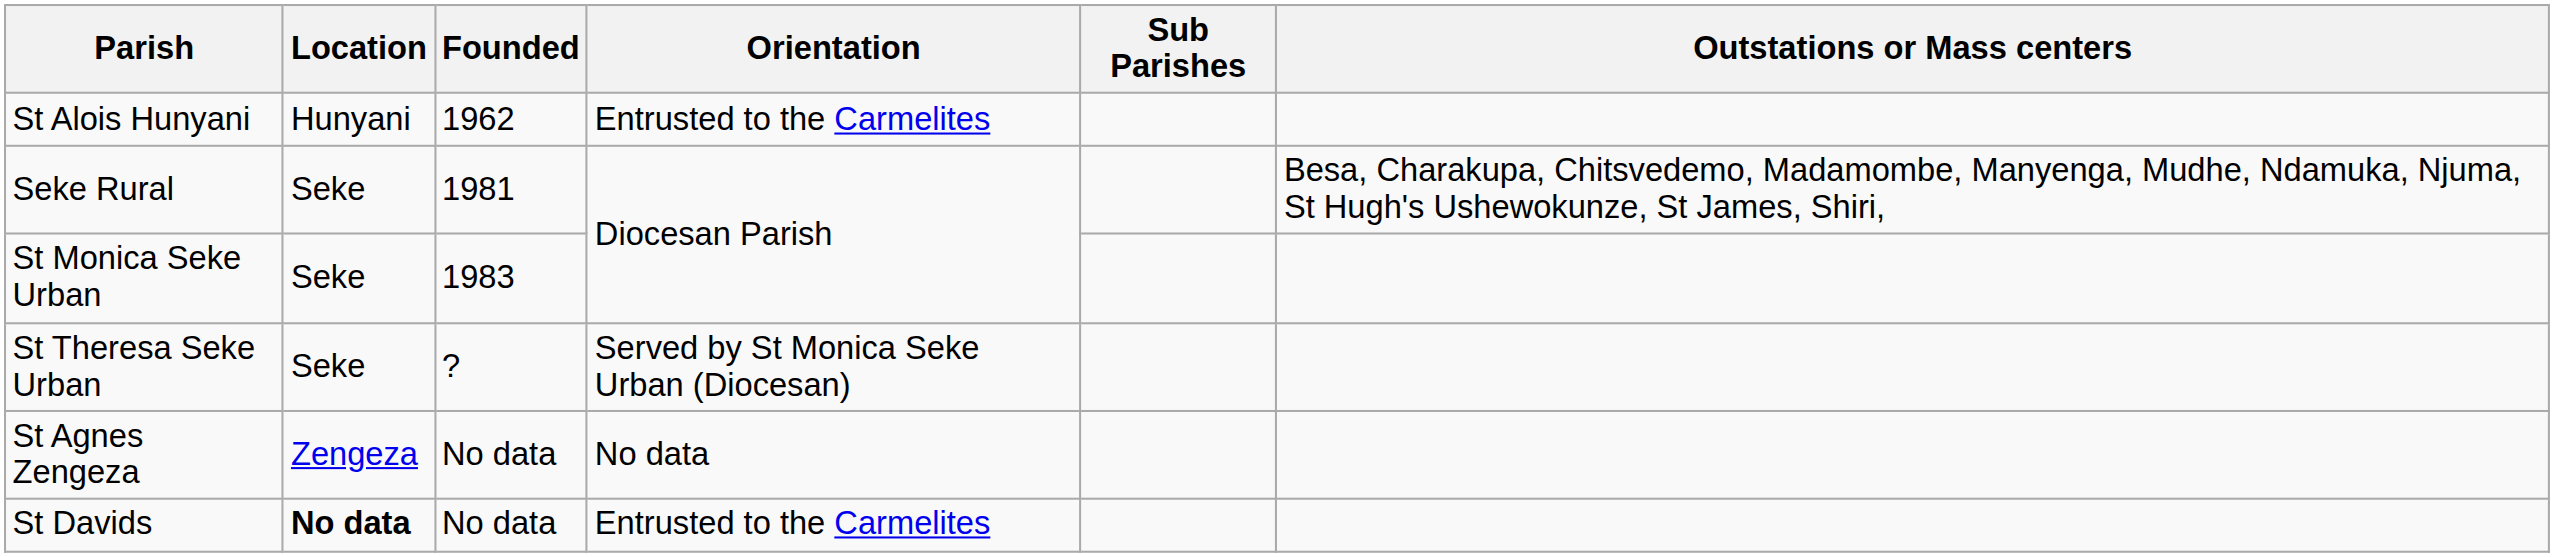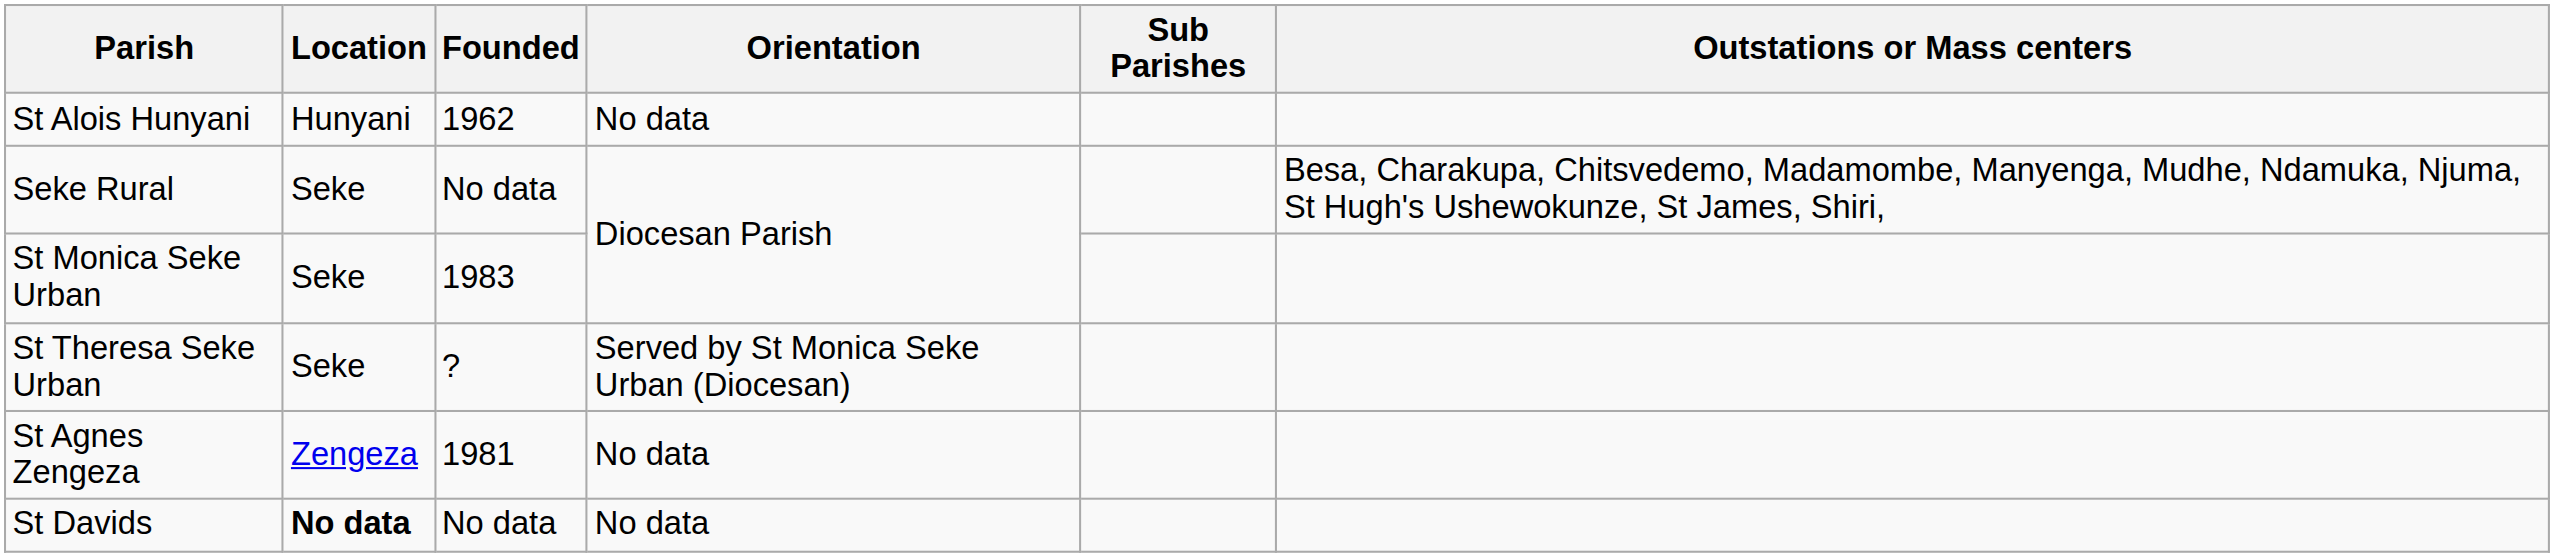(793, 118) Entrusted to the Carmelites -> (652, 118) No data
(478, 188) 1981 -> (499, 188) No data
(499, 454) No data -> (478, 454) 1981
(793, 524) Entrusted to the Carmelites -> (652, 524) No data
